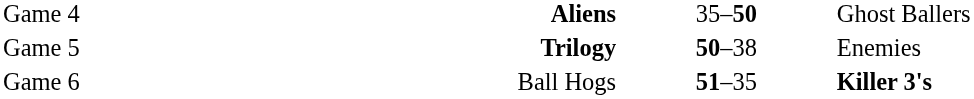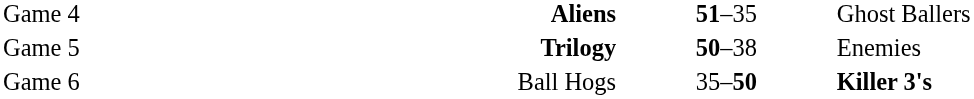(726, 13) 35–50 -> (726, 13) 51–35
(726, 81) 51–35 -> (726, 81) 35–50
